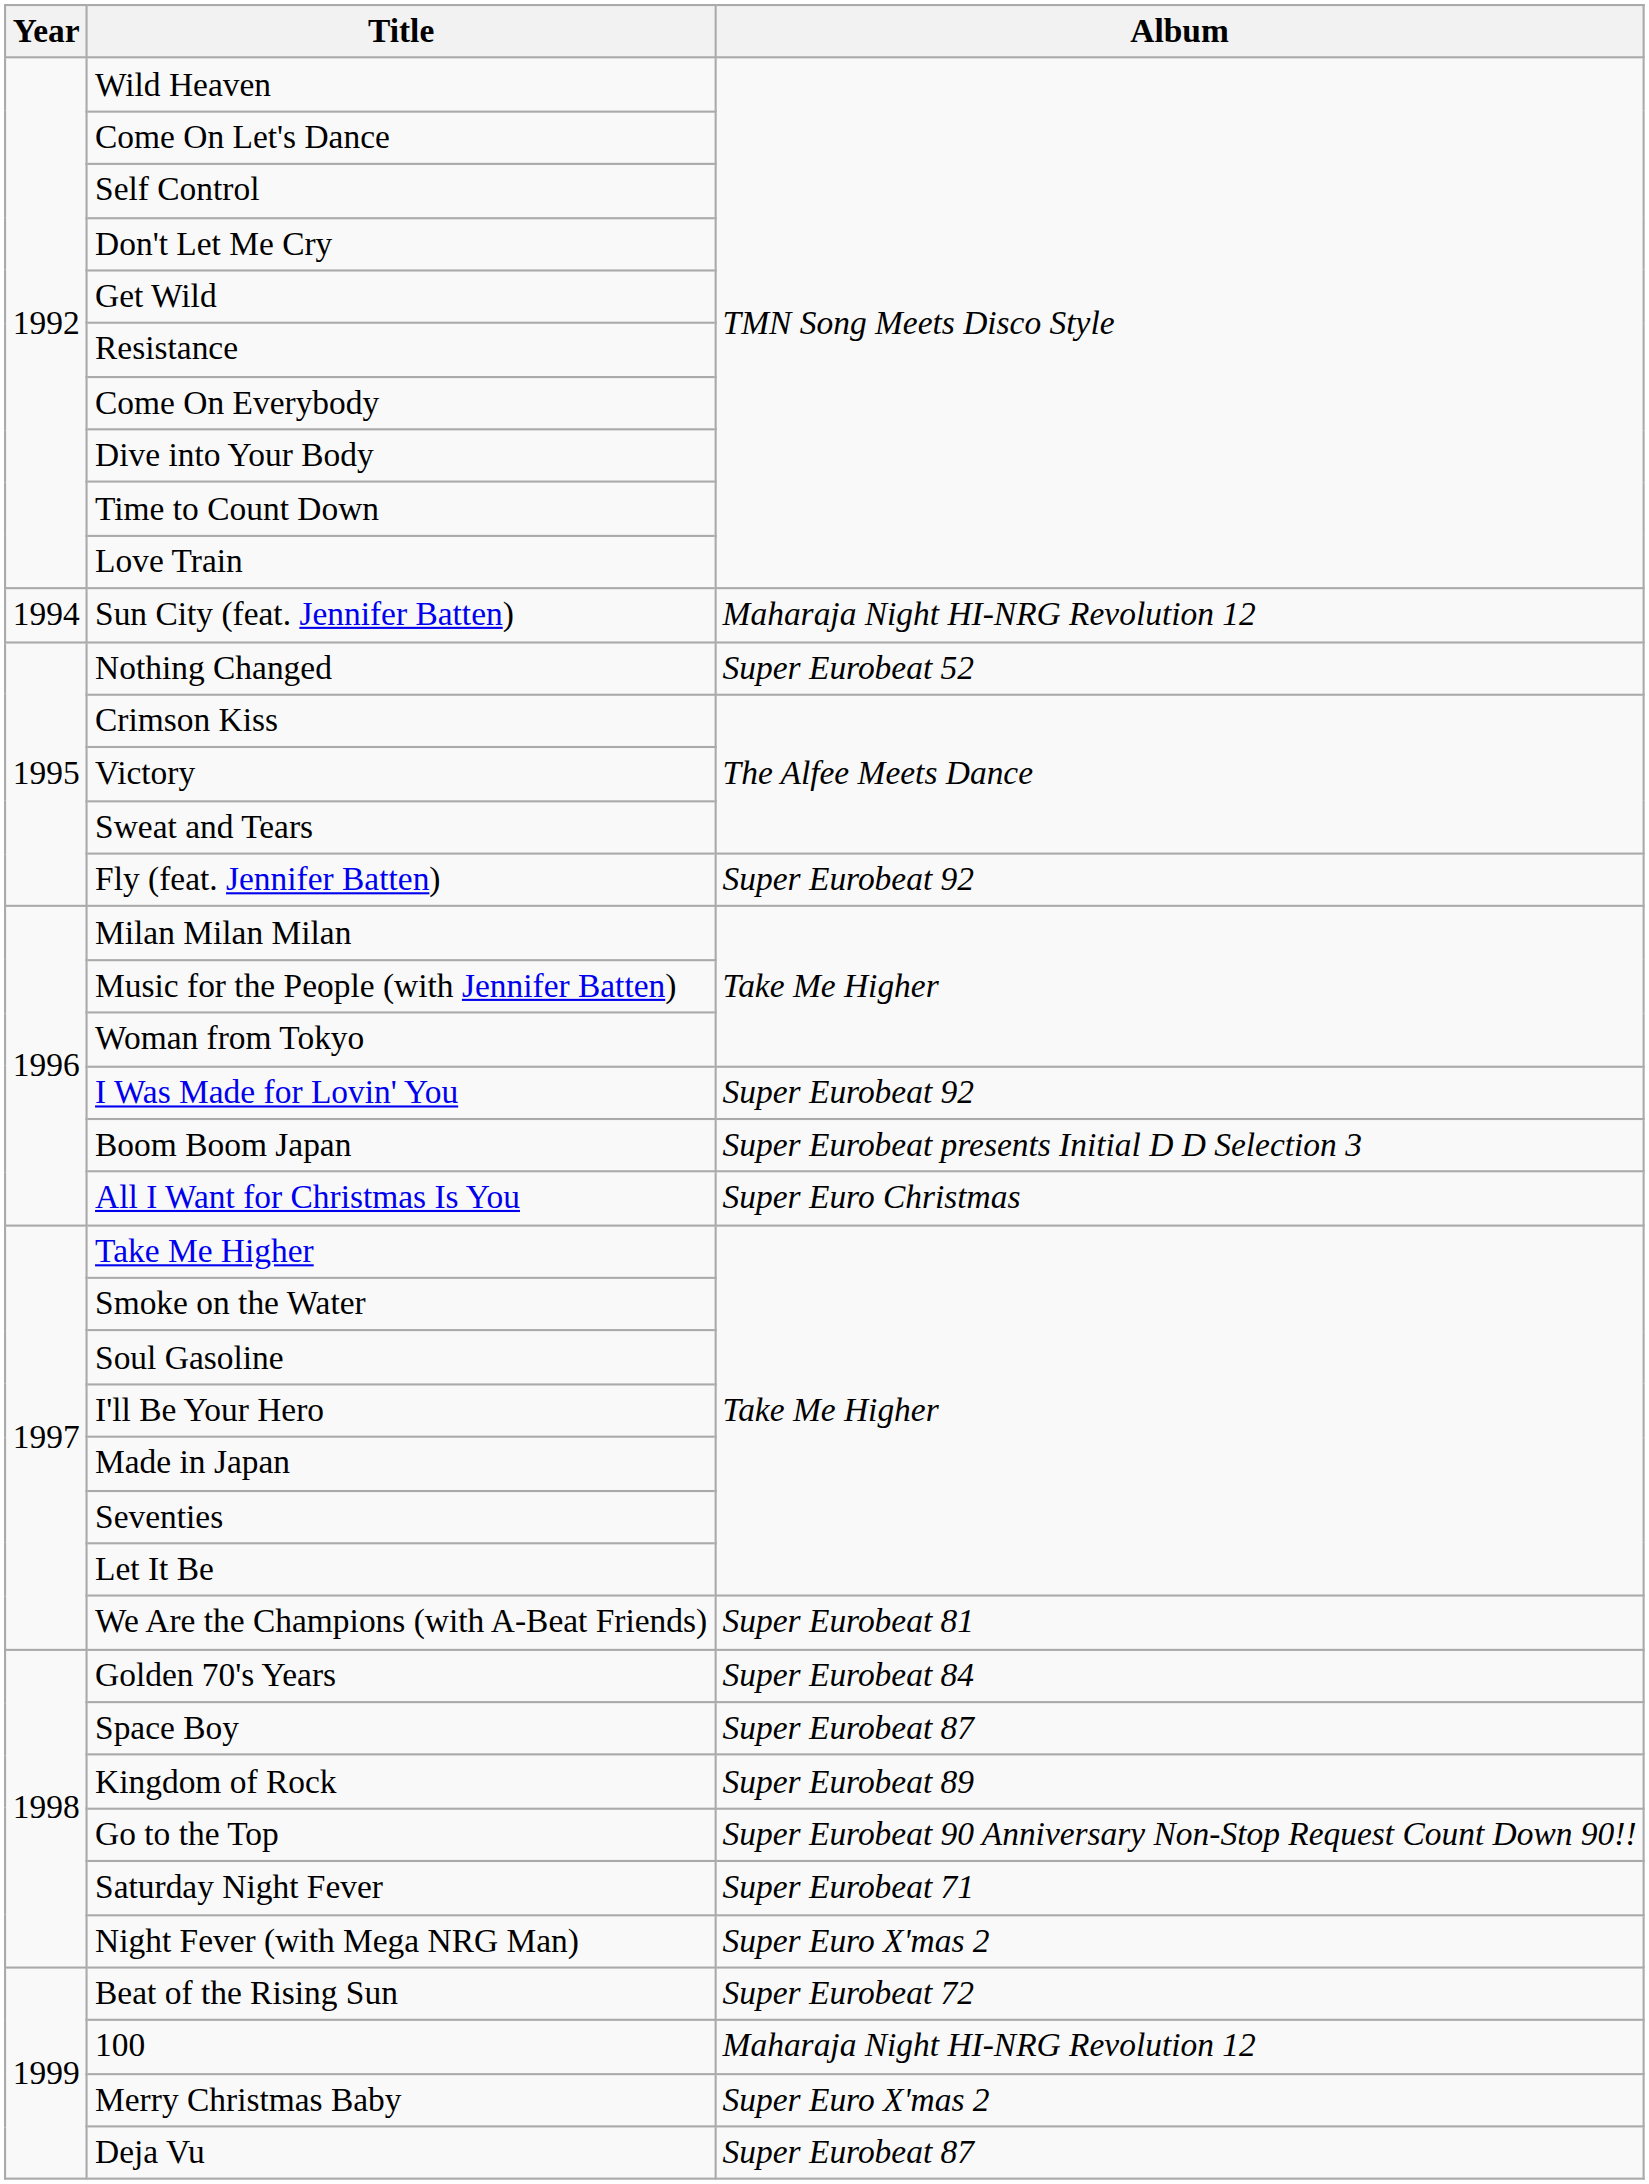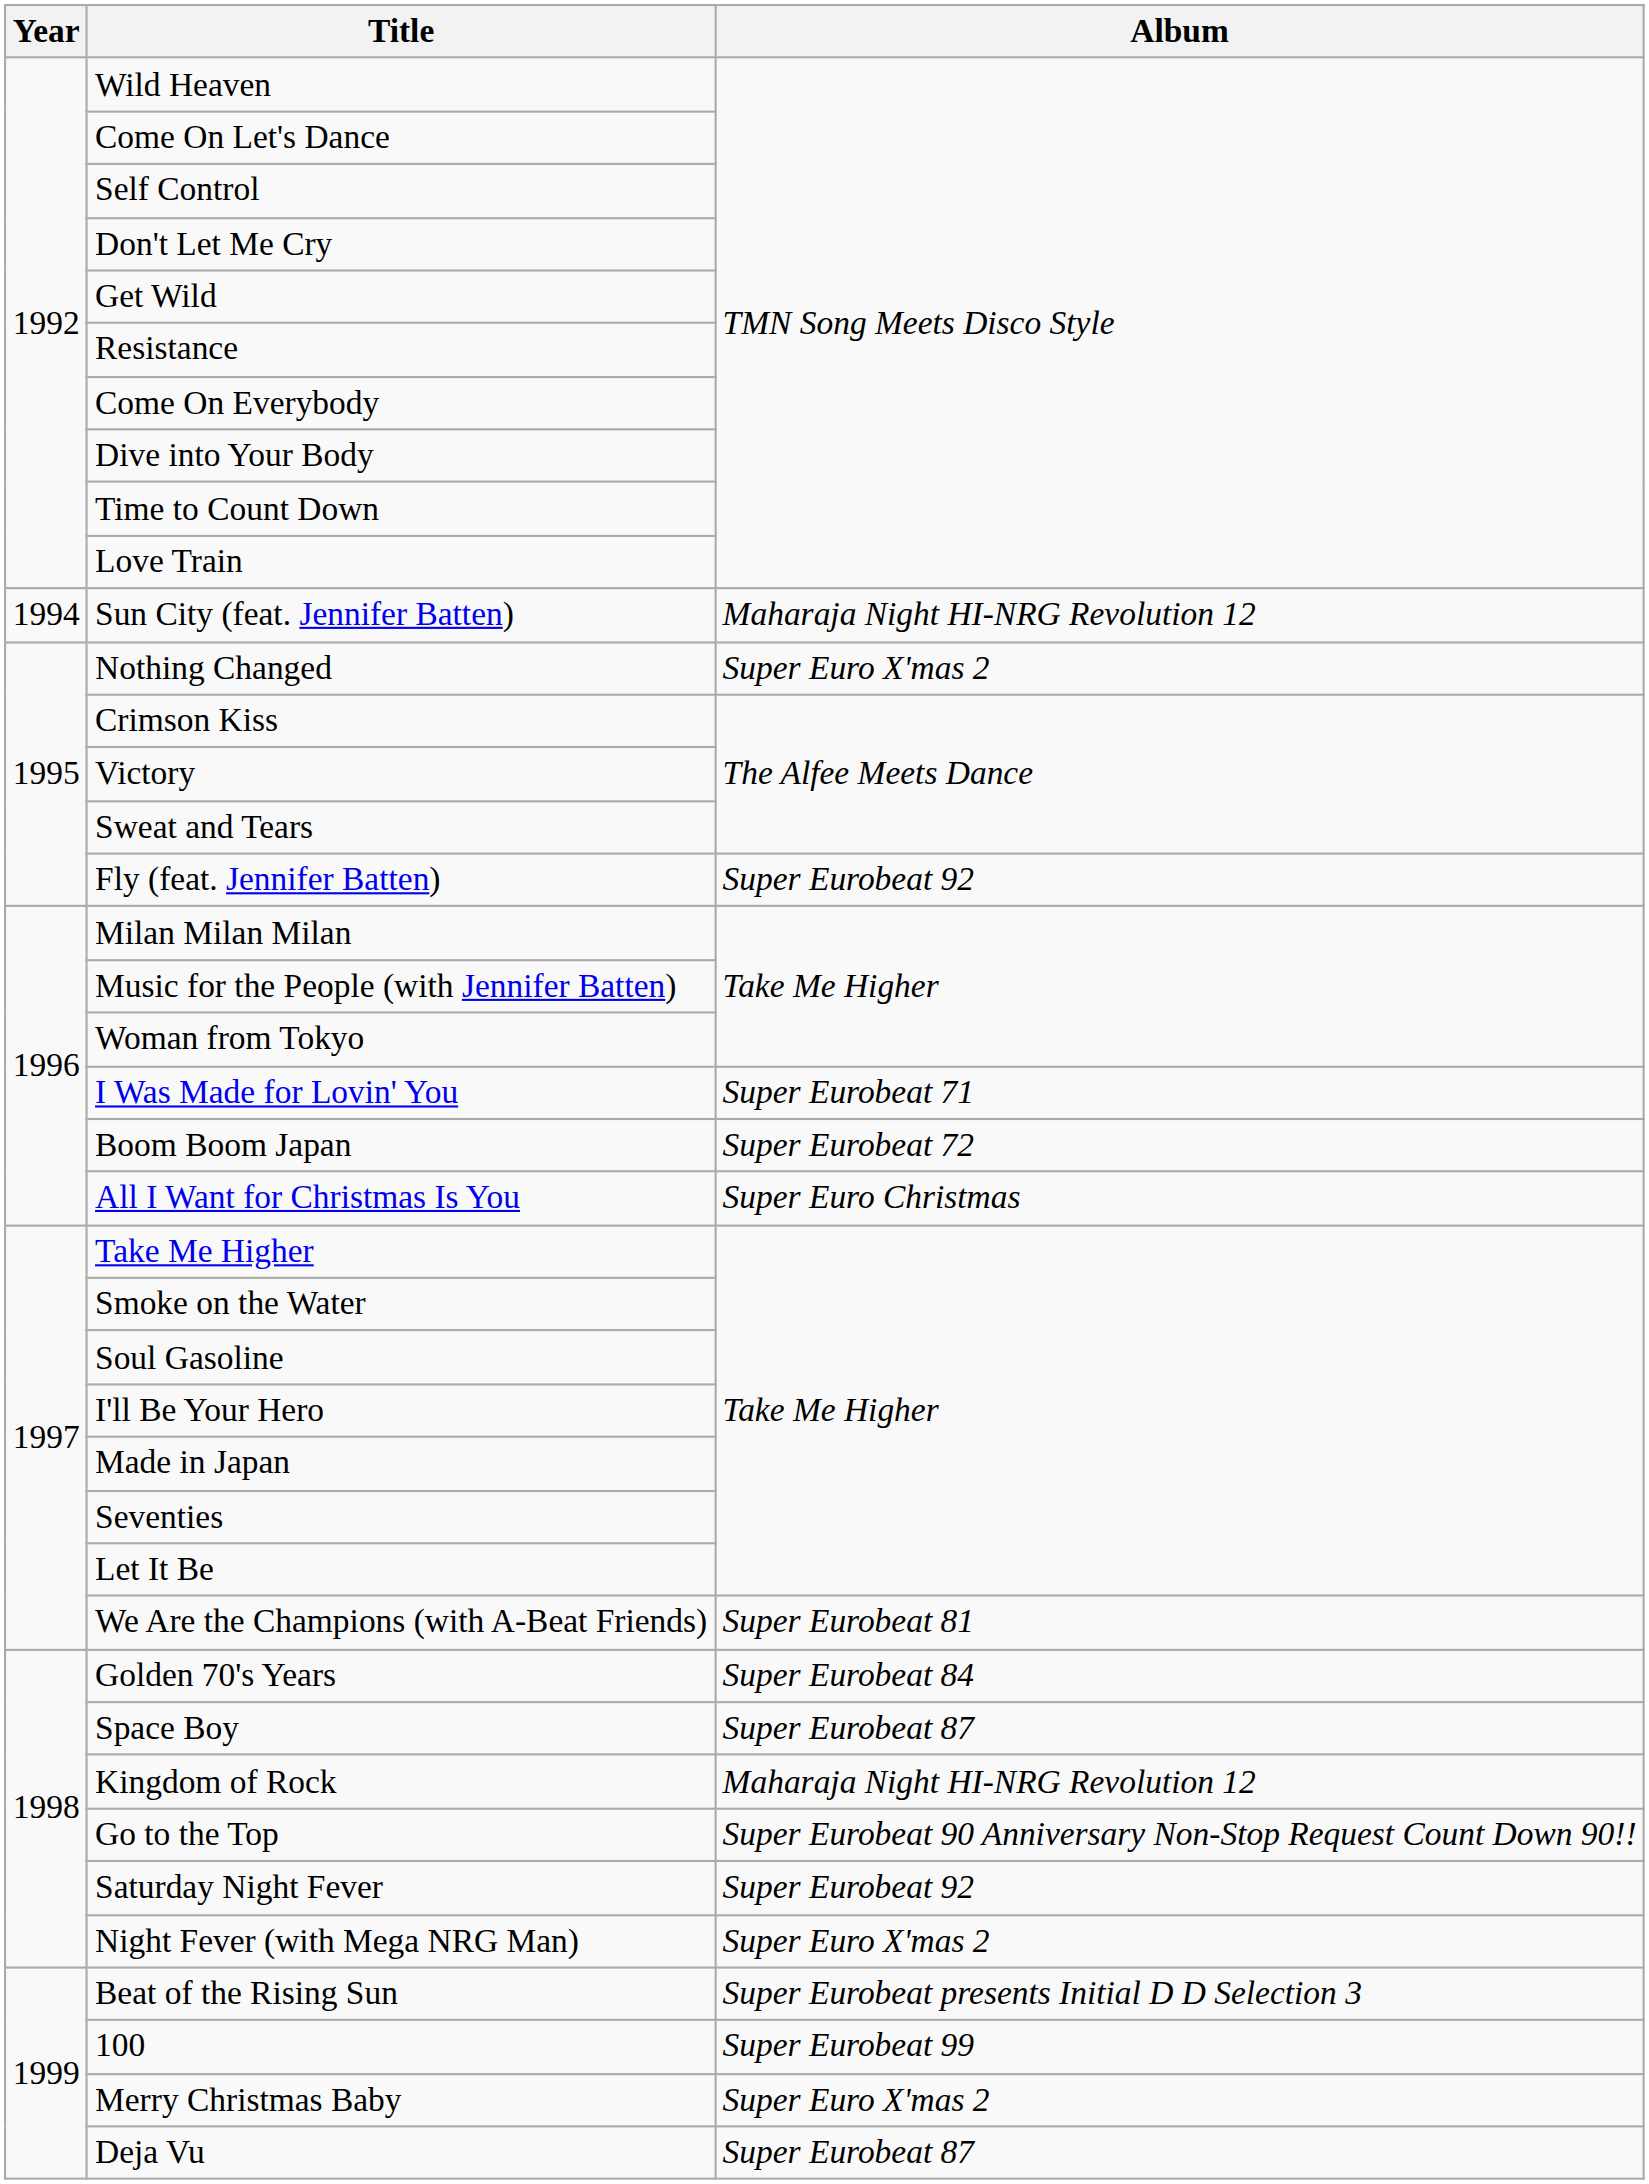(848, 667) Super Eurobeat 52 -> (856, 667) Super Euro X'mas 2
(848, 1091) Super Eurobeat 92 -> (848, 1091) Super Eurobeat 71
(1042, 1144) Super Eurobeat presents Initial D D Selection 3 -> (848, 1144) Super Eurobeat 72
(848, 1781) Super Eurobeat 89 -> (989, 1781) Maharaja Night HI-NRG Revolution 12
(848, 1887) Super Eurobeat 71 -> (848, 1887) Super Eurobeat 92
(848, 1993) Super Eurobeat 72 -> (1042, 1993) Super Eurobeat presents Initial D D Selection 3
(989, 2046) Maharaja Night HI-NRG Revolution 12 -> (848, 2046) Super Eurobeat 99
